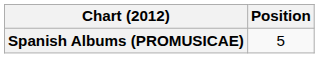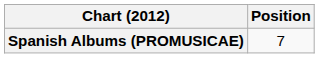(281, 40) 5 -> (281, 40) 7
